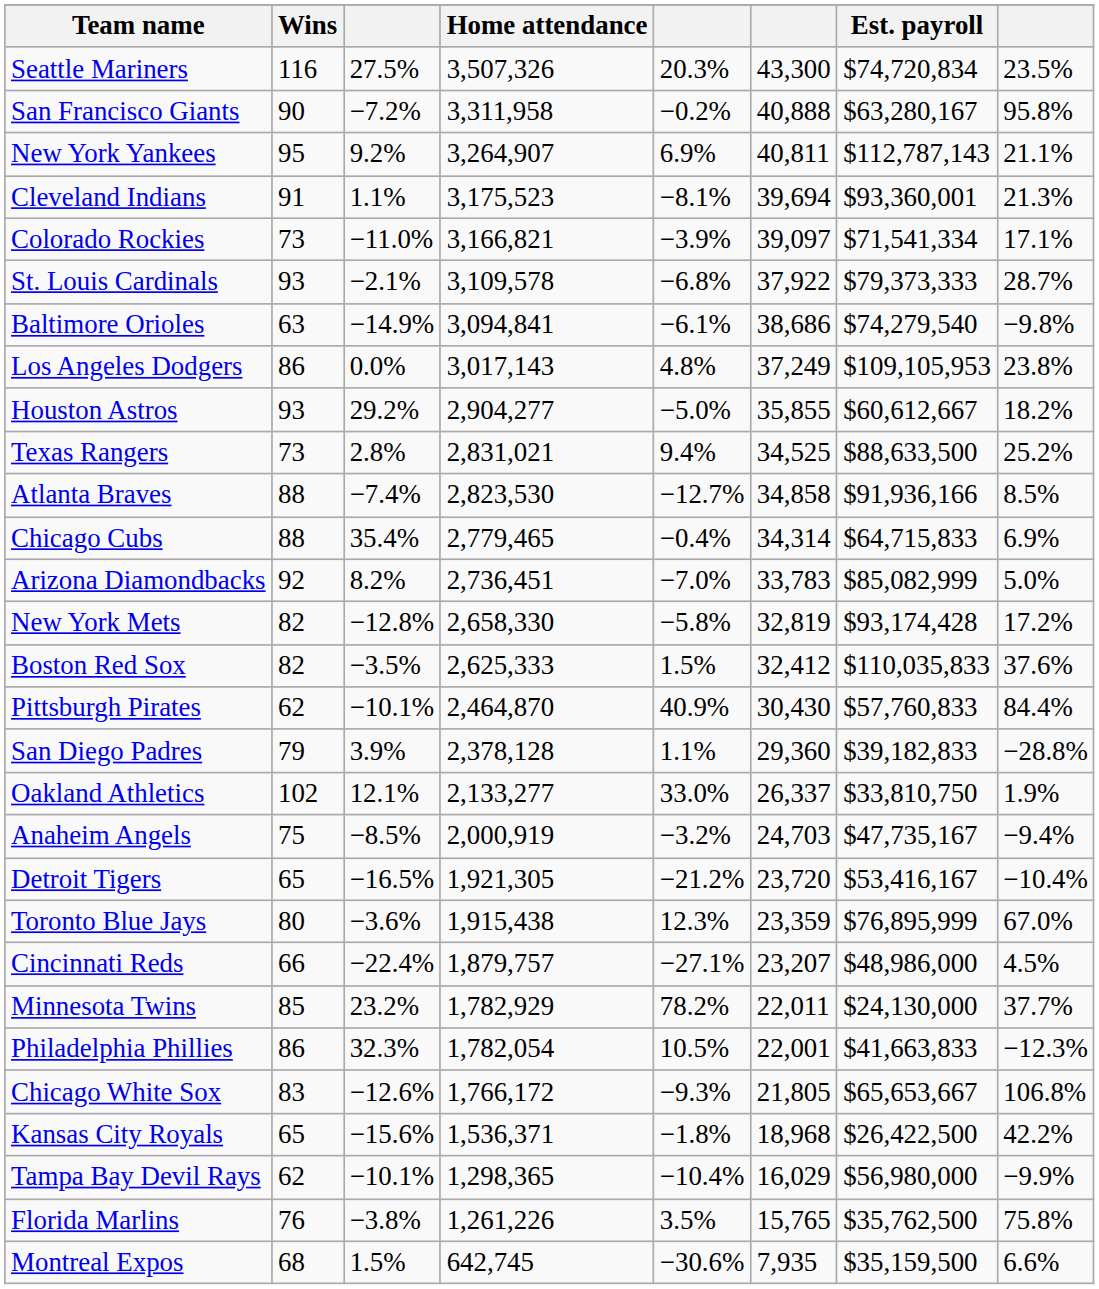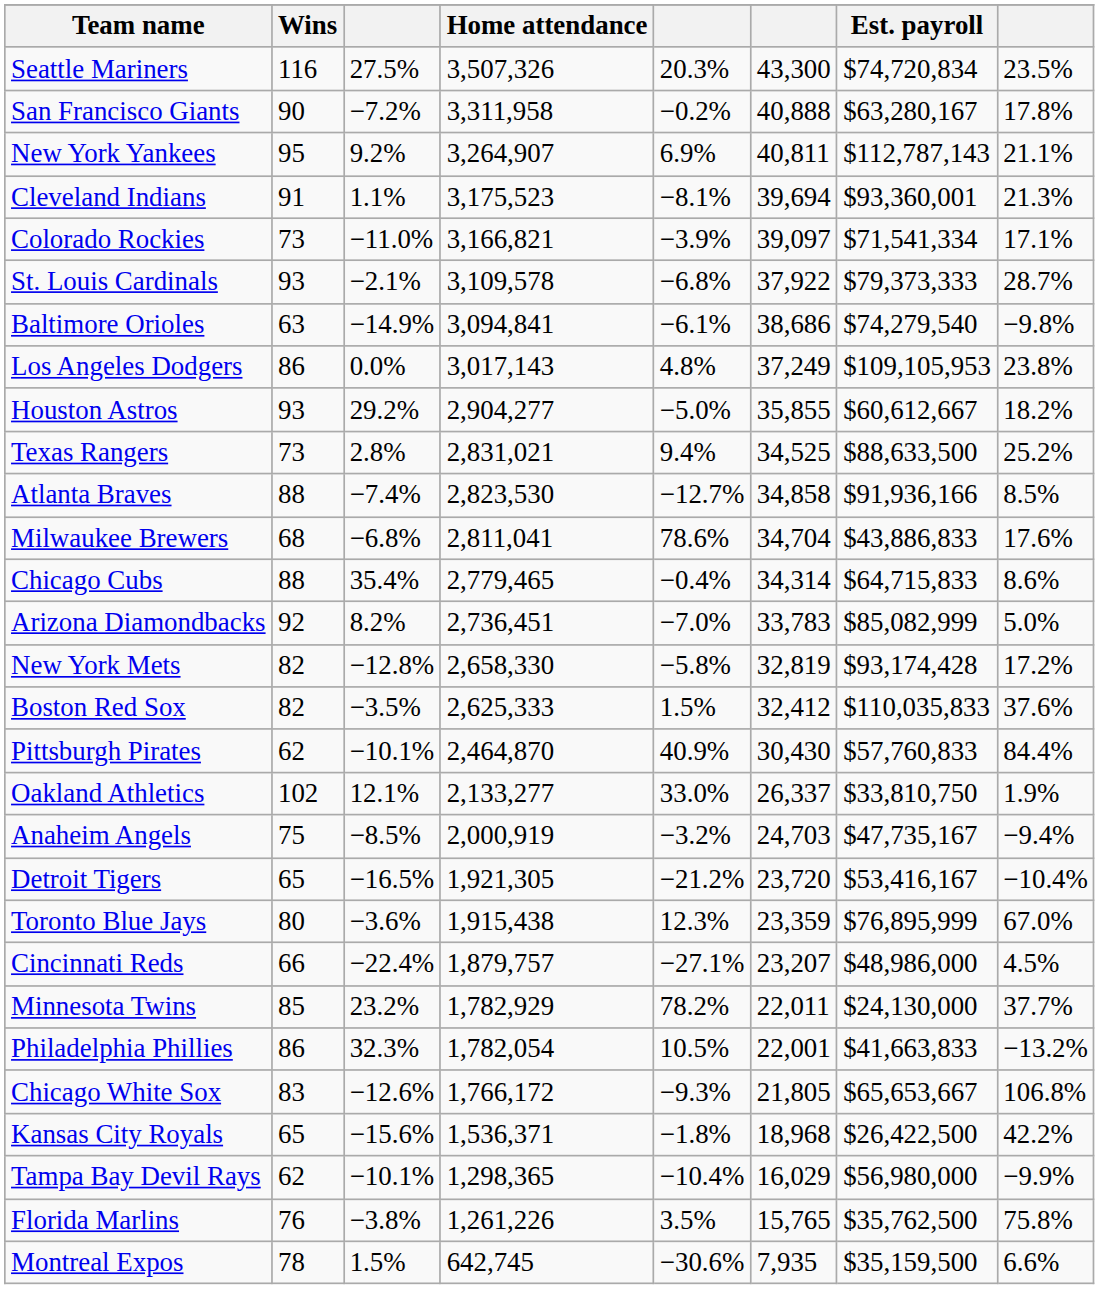(1038, 111) 95.8% -> (1038, 111) 17.8%
+ row: (120, 537)
(1031, 537) 6.9% -> (1031, 580) 8.6%
- row: (107, 750)
(1046, 1048) −12.3% -> (1046, 1048) −13.2%
(291, 1262) 68 -> (291, 1262) 78
